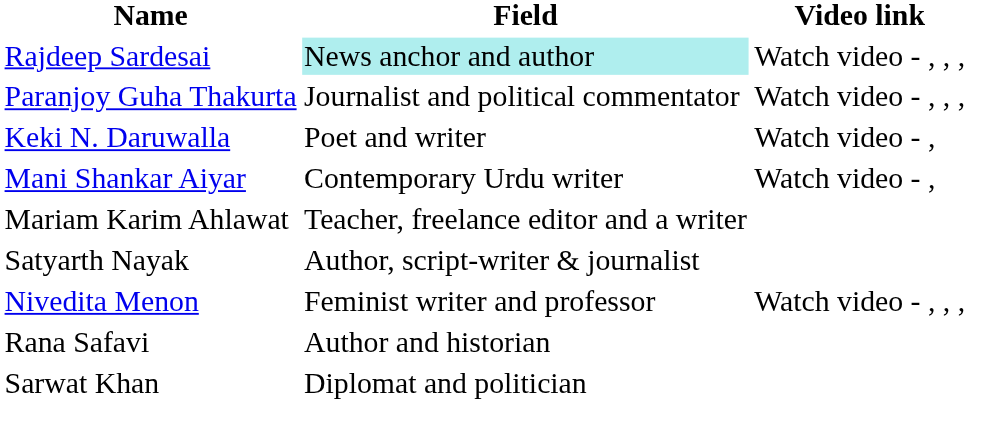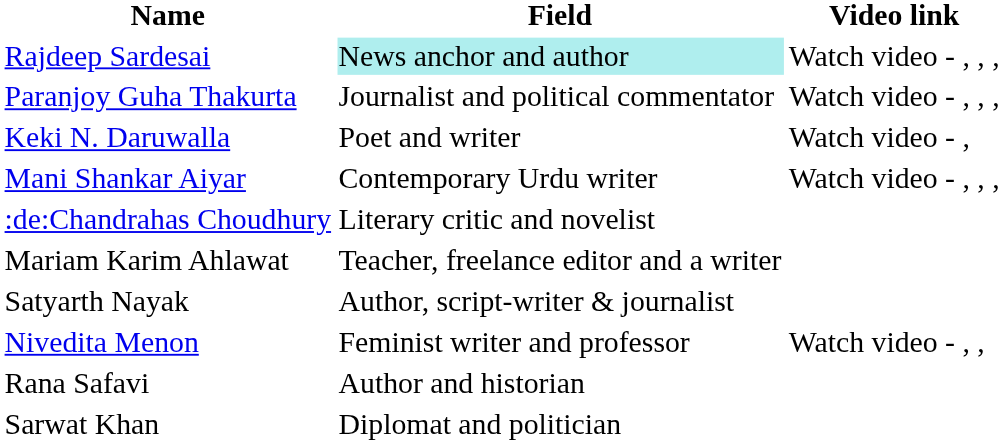(845, 178) Watch video - , -> (894, 178) Watch video - , , ,
+ row: (168, 219)
(860, 301) Watch video - , , , -> (887, 342) Watch video - , ,
